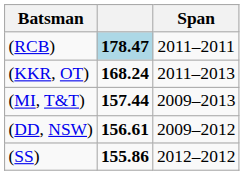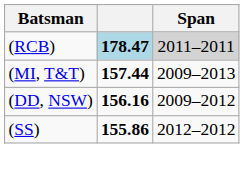(196, 45) no background -> (196, 45) lightgrey background
- row: (49, 73)
(125, 128) 156.61 -> (125, 101) 156.16
